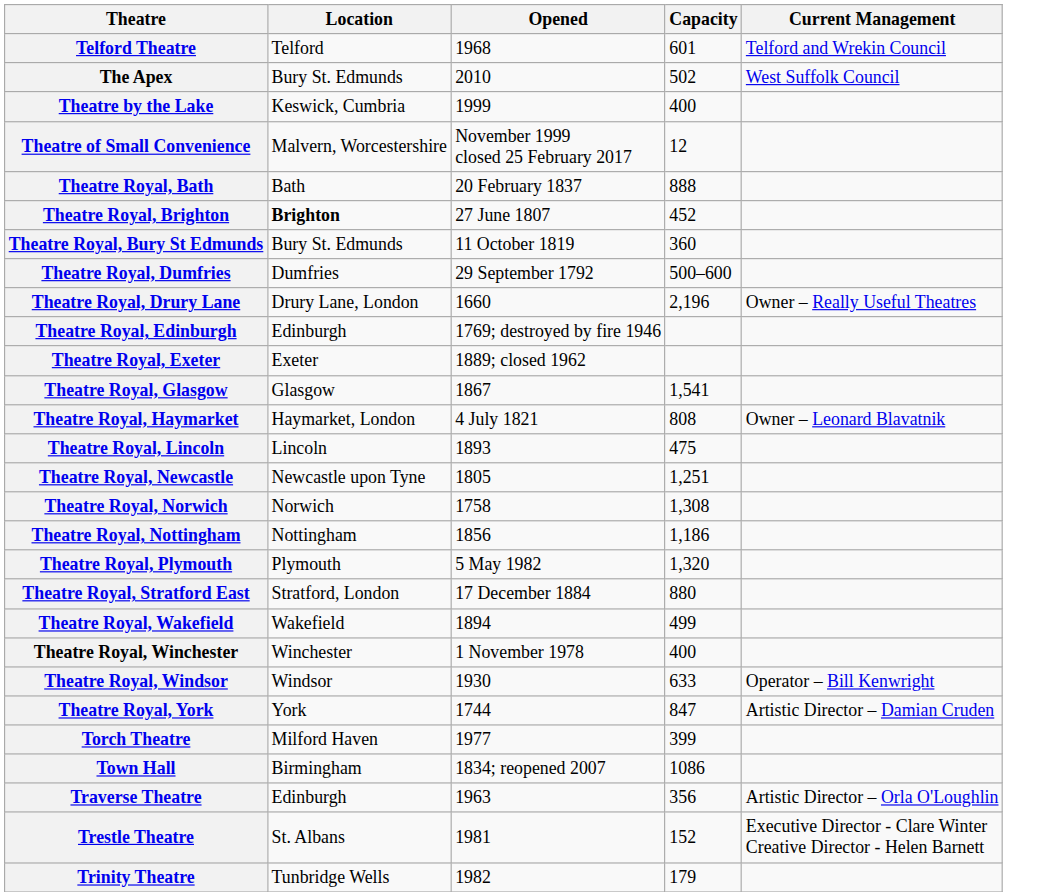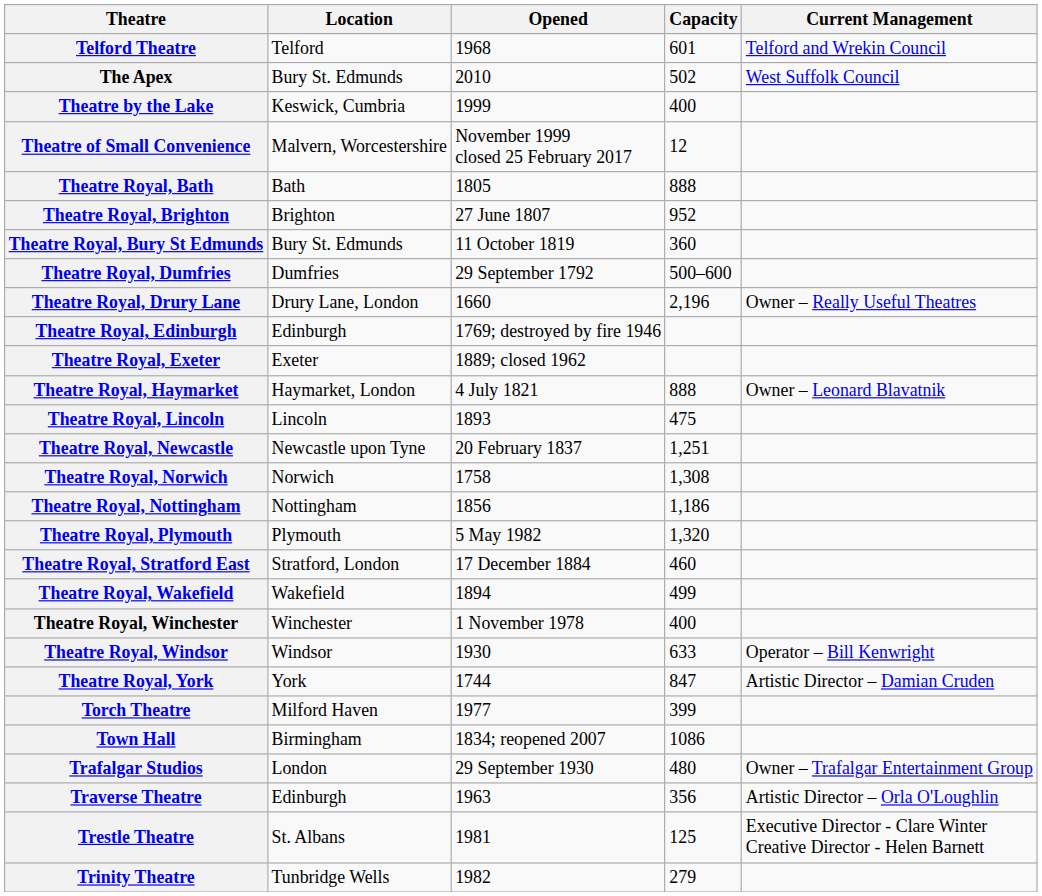(519, 186) 20 February 1837 -> (473, 186) 1805
(306, 215) bold -> (303, 215) normal
(683, 215) 452 -> (683, 215) 952
- row: (136, 390)
(683, 419) 808 -> (683, 390) 888
(473, 477) 1805 -> (519, 448) 20 February 1837
(683, 594) 880 -> (683, 564) 460
+ row: (136, 768)
(683, 837) 152 -> (683, 837) 125
(683, 877) 179 -> (683, 877) 279
